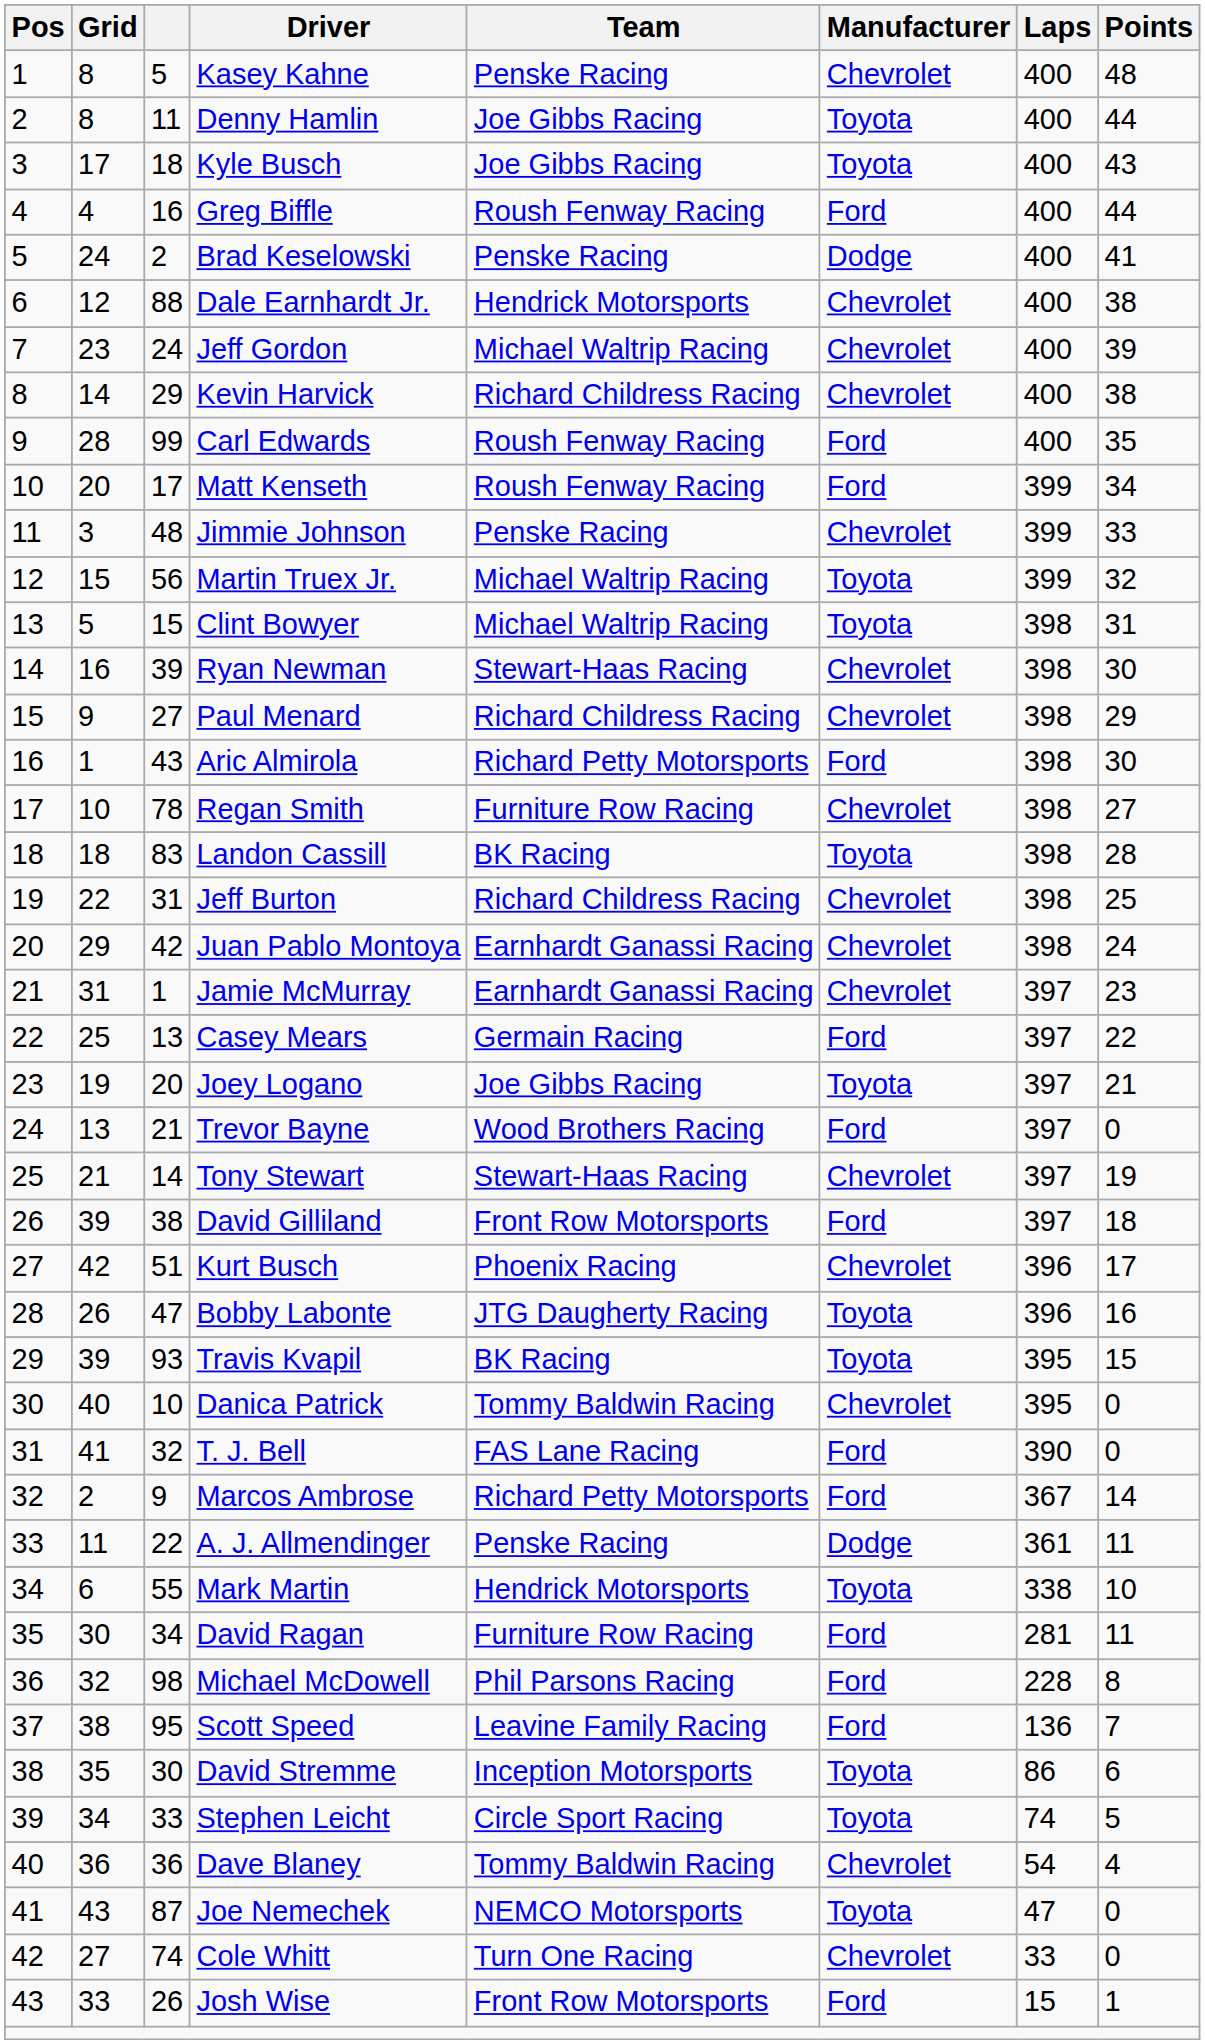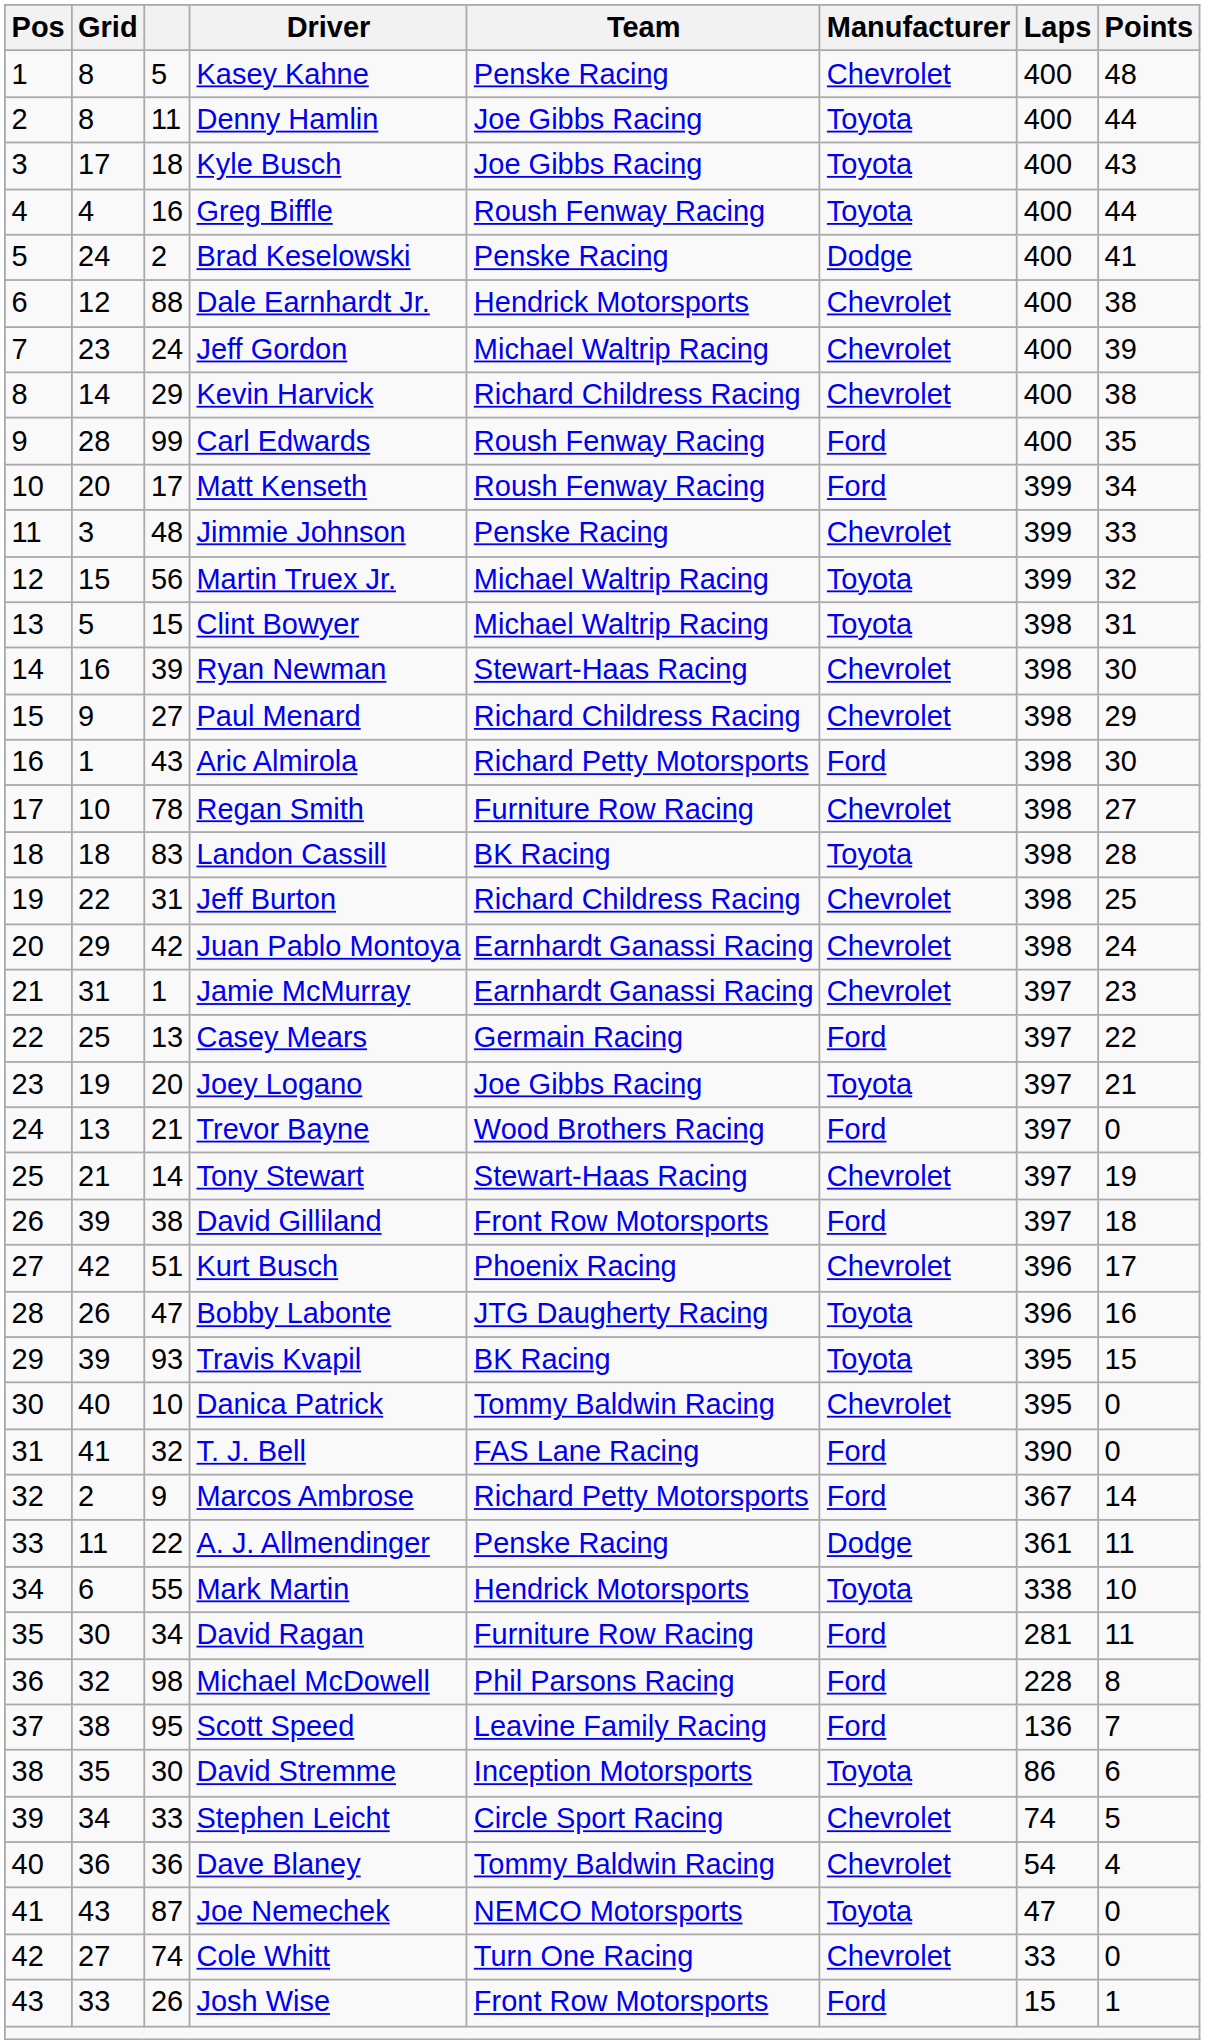(857, 211) Ford -> (870, 211) Toyota
(870, 1818) Toyota -> (889, 1818) Chevrolet
